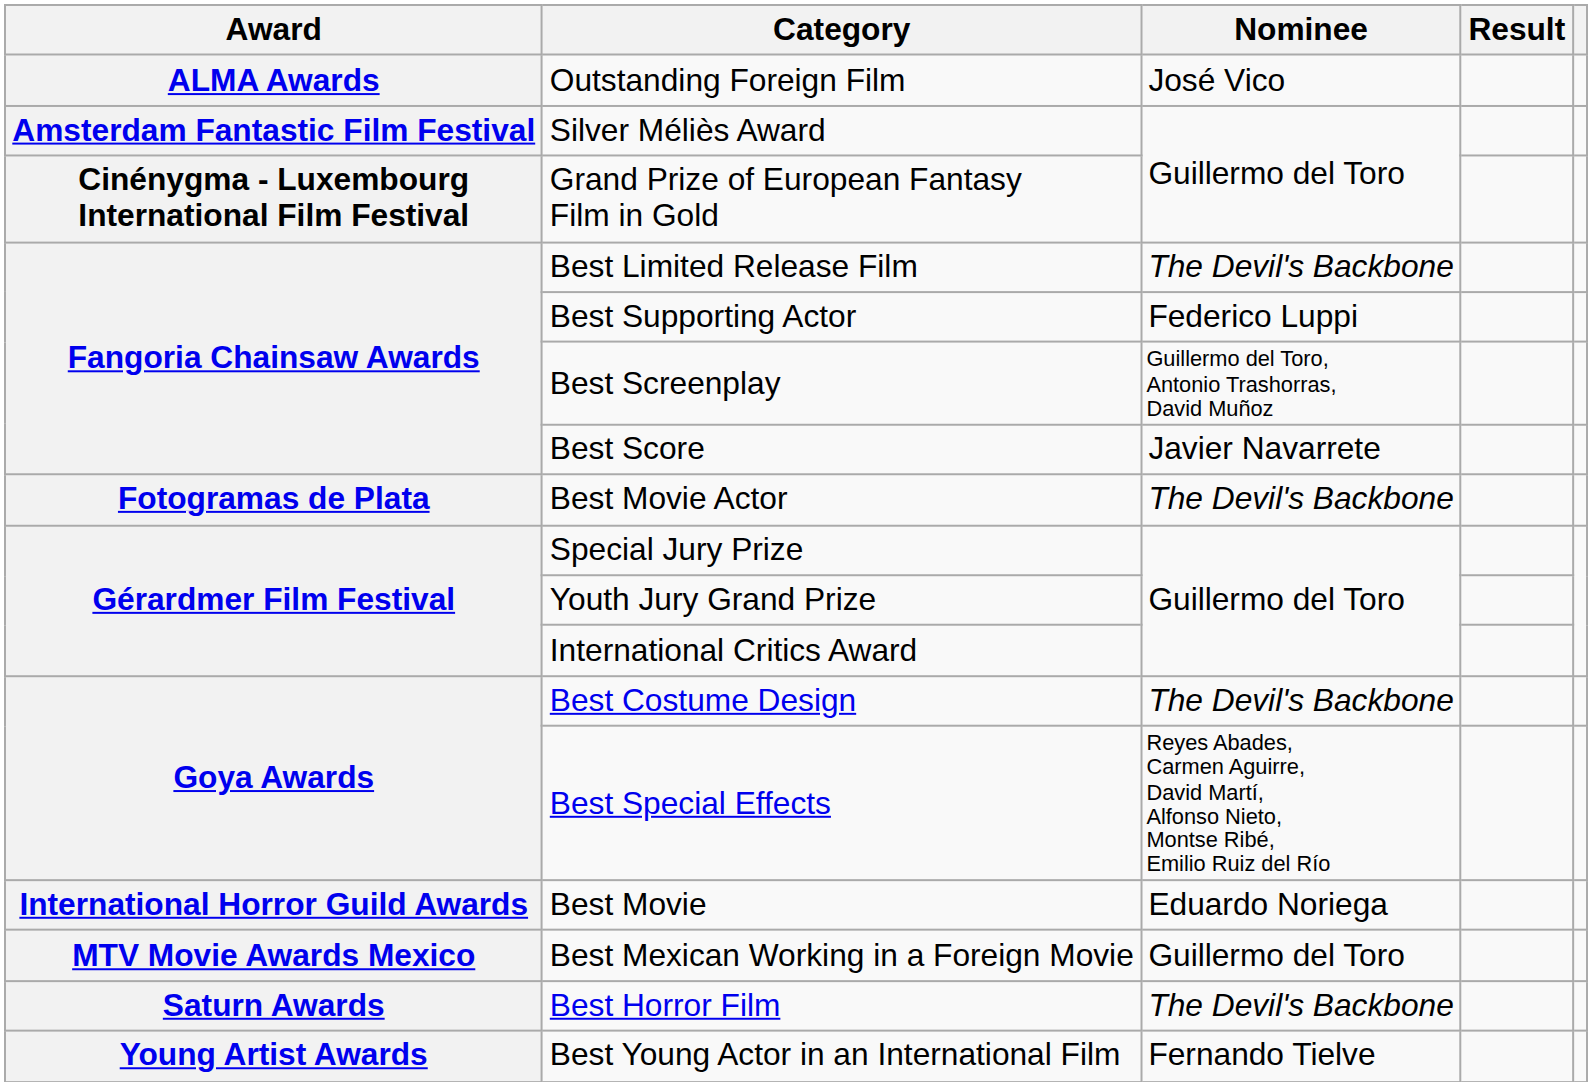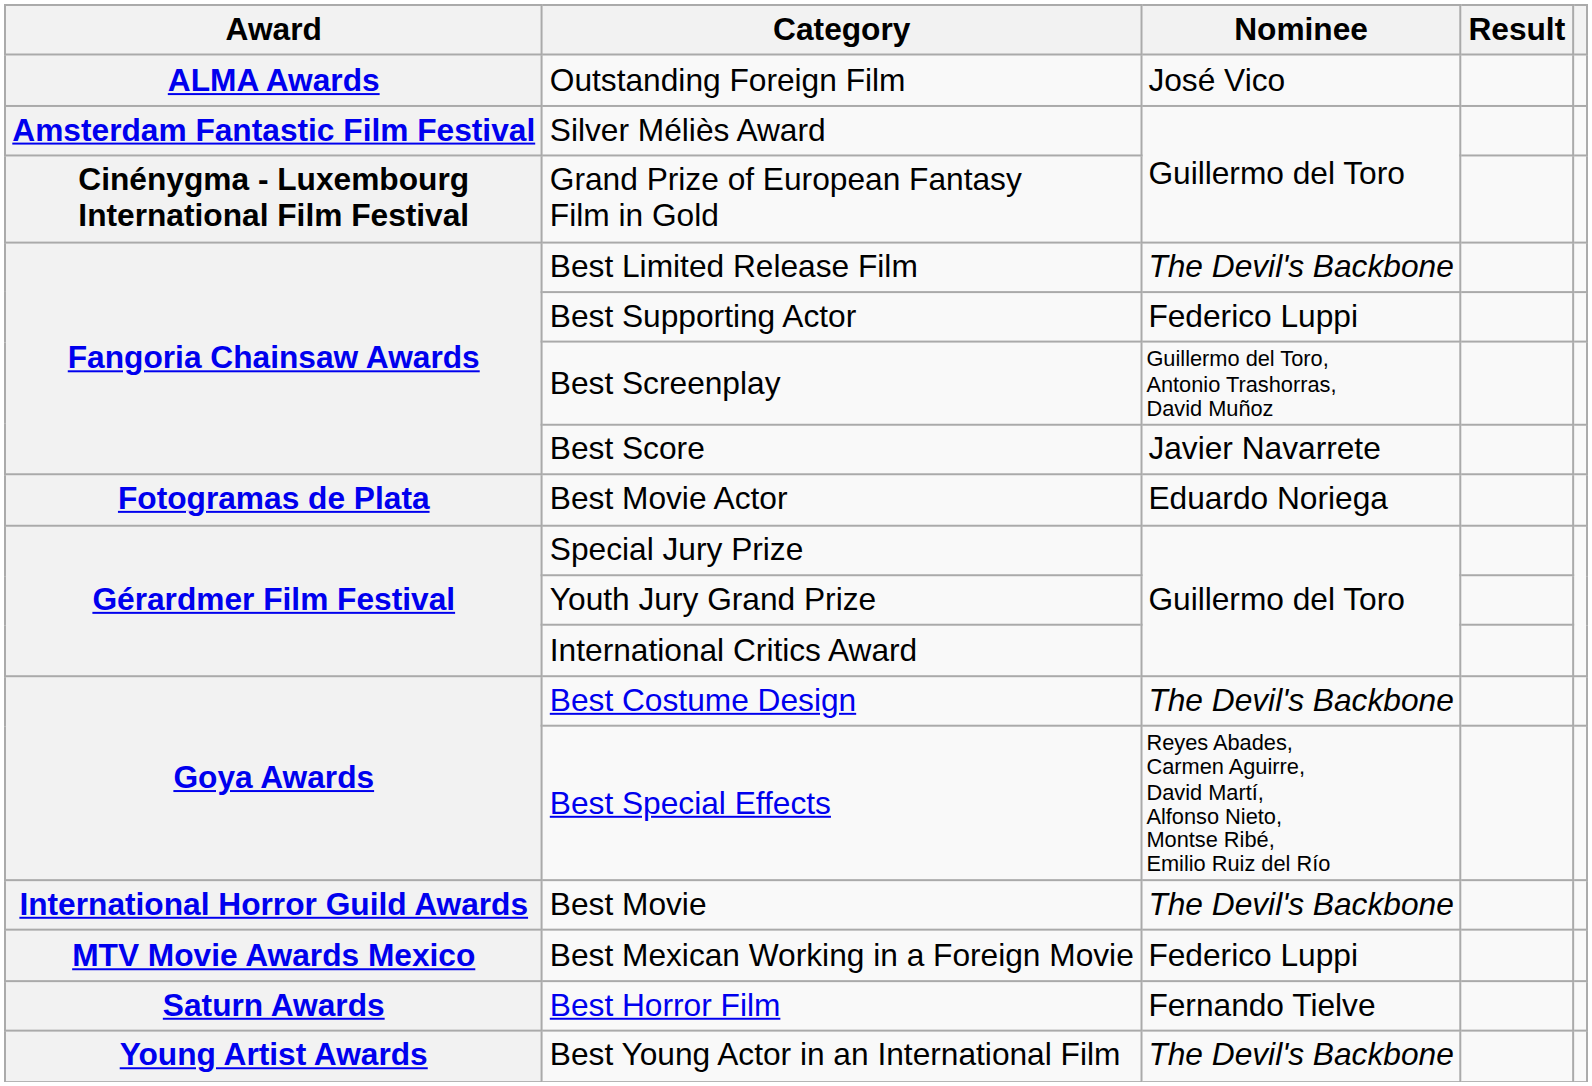(1301, 499) The Devil's Backbone -> (1268, 499) Eduardo Noriega
(1268, 904) Eduardo Noriega -> (1301, 904) The Devil's Backbone
(1277, 955) Guillermo del Toro -> (1253, 955) Federico Luppi
(1301, 1005) The Devil's Backbone -> (1262, 1005) Fernando Tielve
(1262, 1055) Fernando Tielve -> (1301, 1055) The Devil's Backbone
